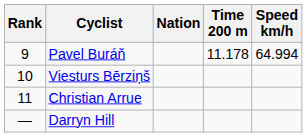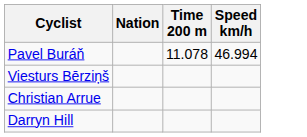- column: (25, 23)
(228, 53) 11.178 -> (187, 53) 11.078
(277, 53) 64.994 -> (236, 53) 46.994
